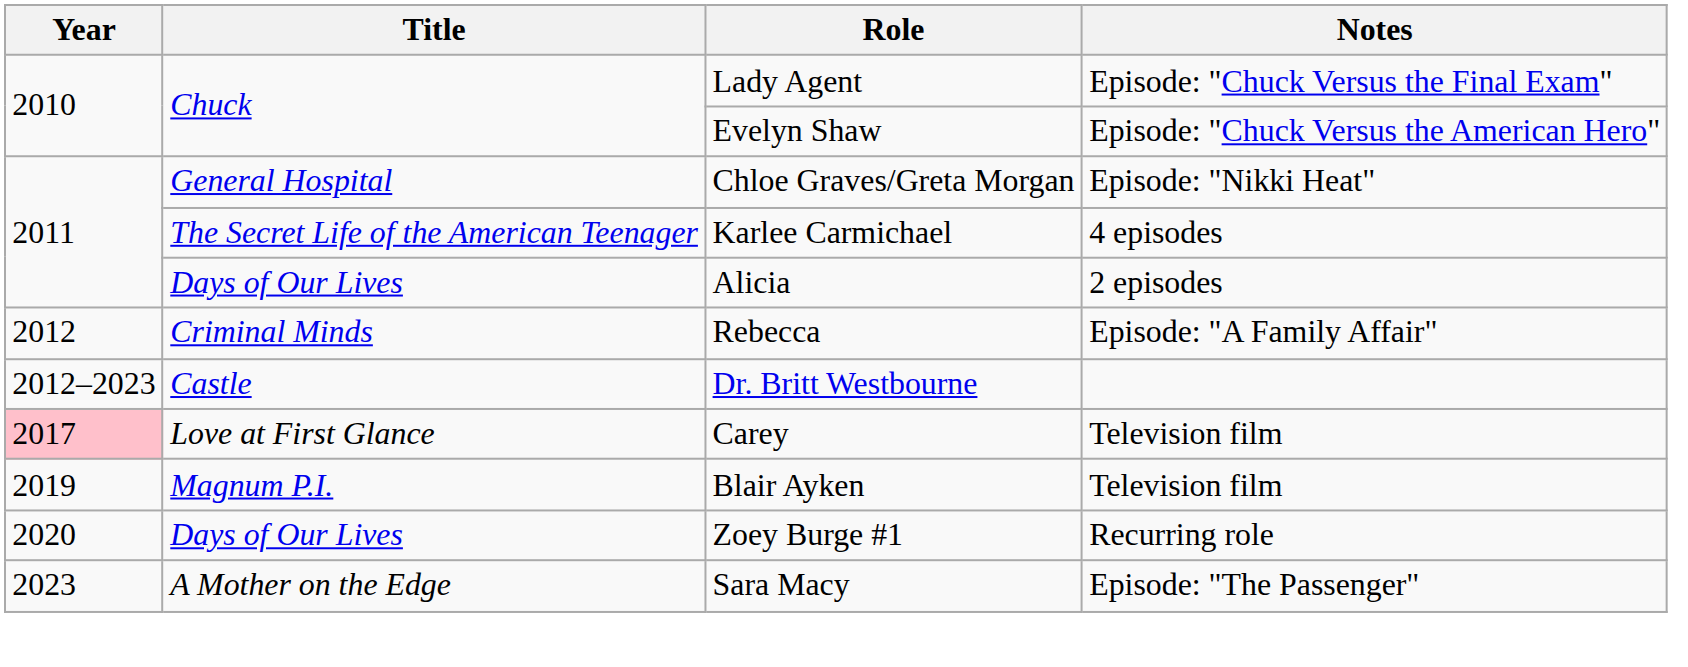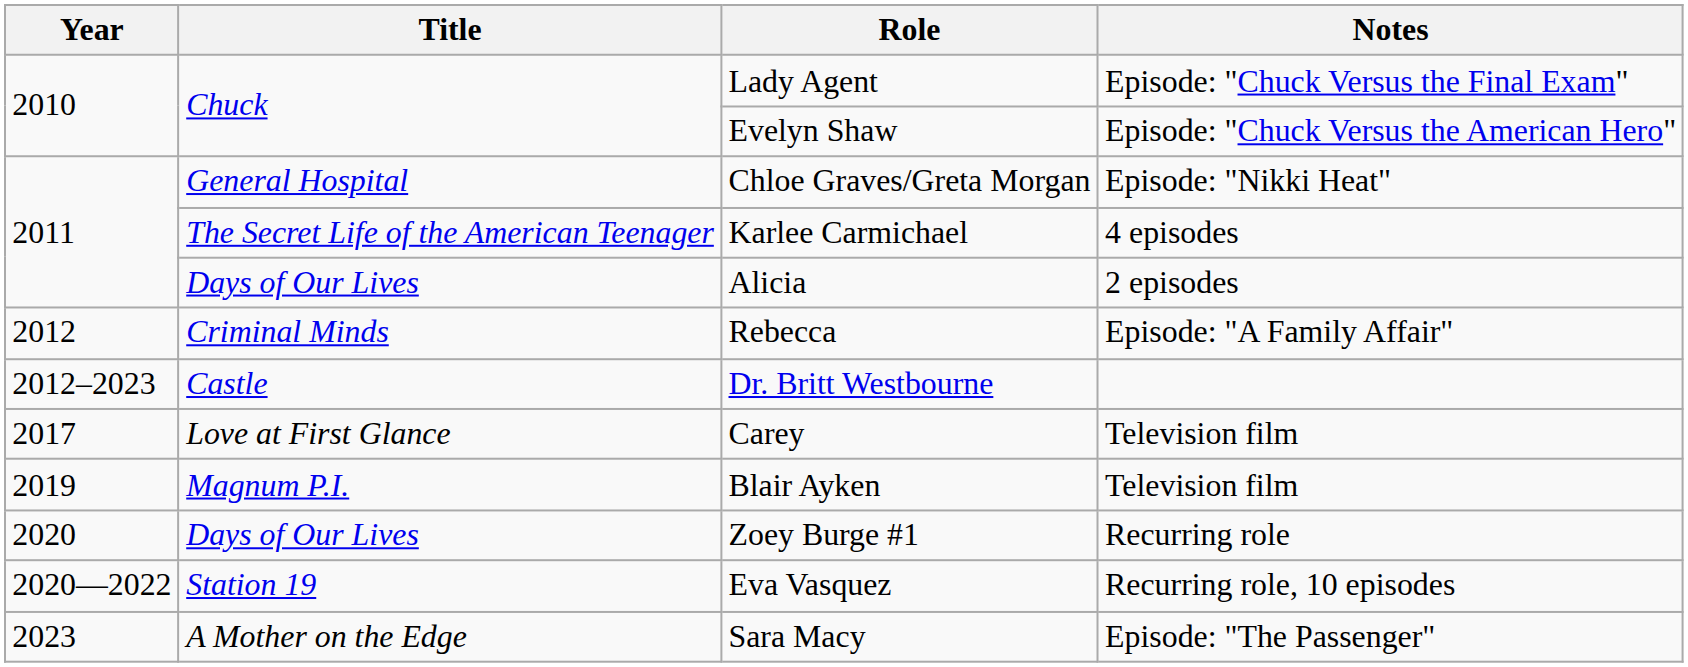(44, 433) pink background -> (44, 433) no background
+ row: (810, 585)
